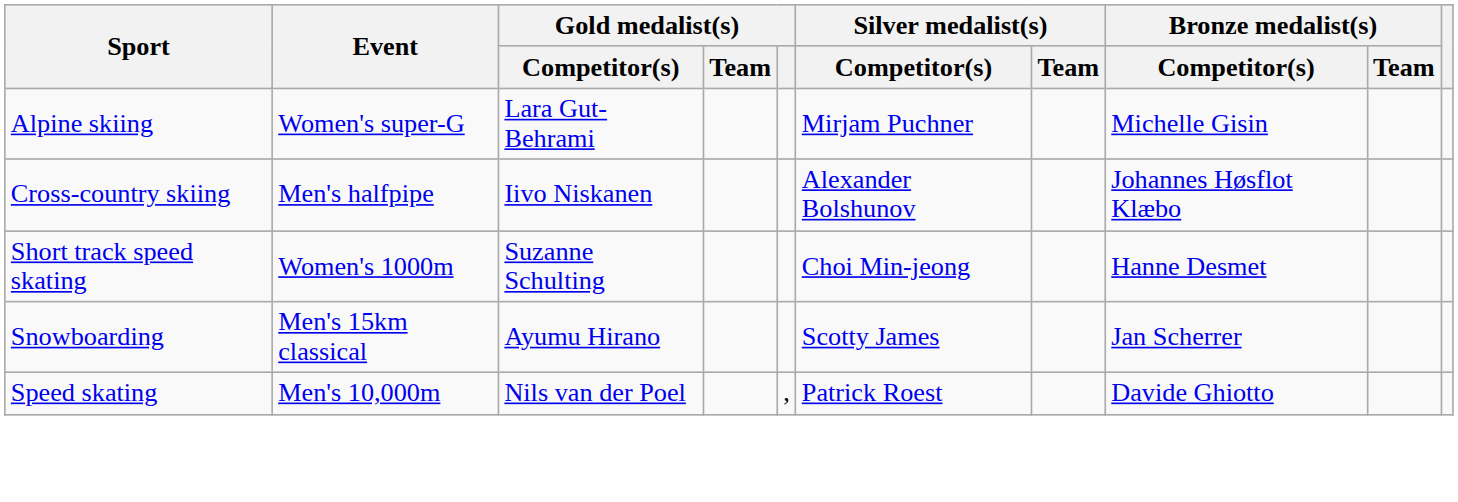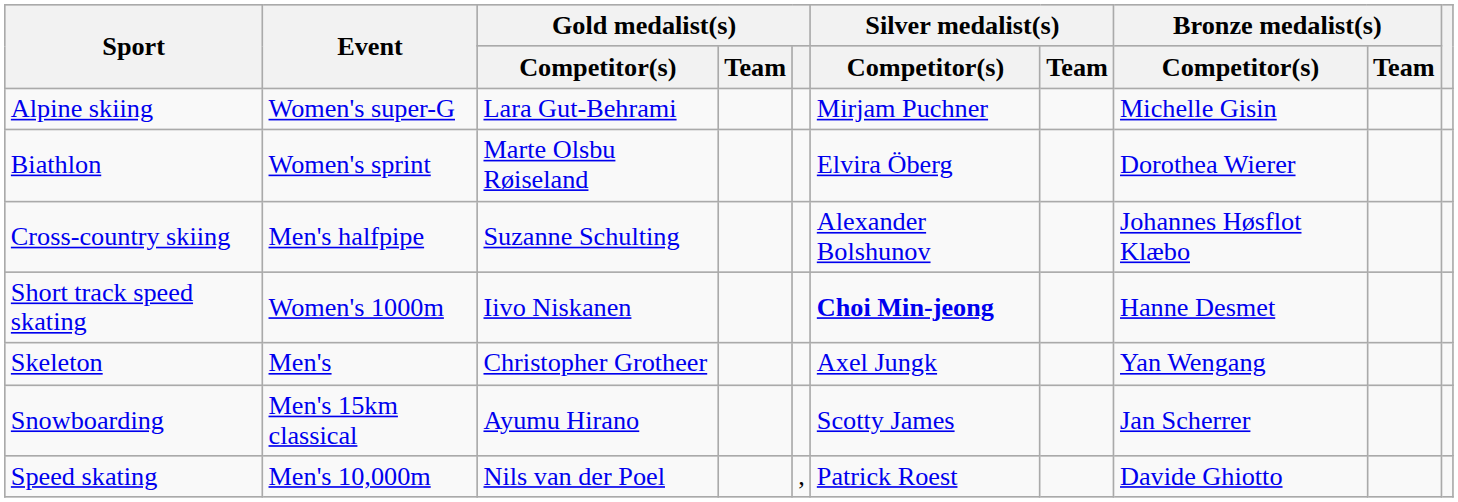+ row: (56, 164)
(578, 194) Iivo Niskanen -> (582, 236) Suzanne Schulting
(555, 265) Suzanne Schulting -> (557, 307) Iivo Niskanen
(886, 265) normal -> (905, 307) bold
+ row: (57, 363)
